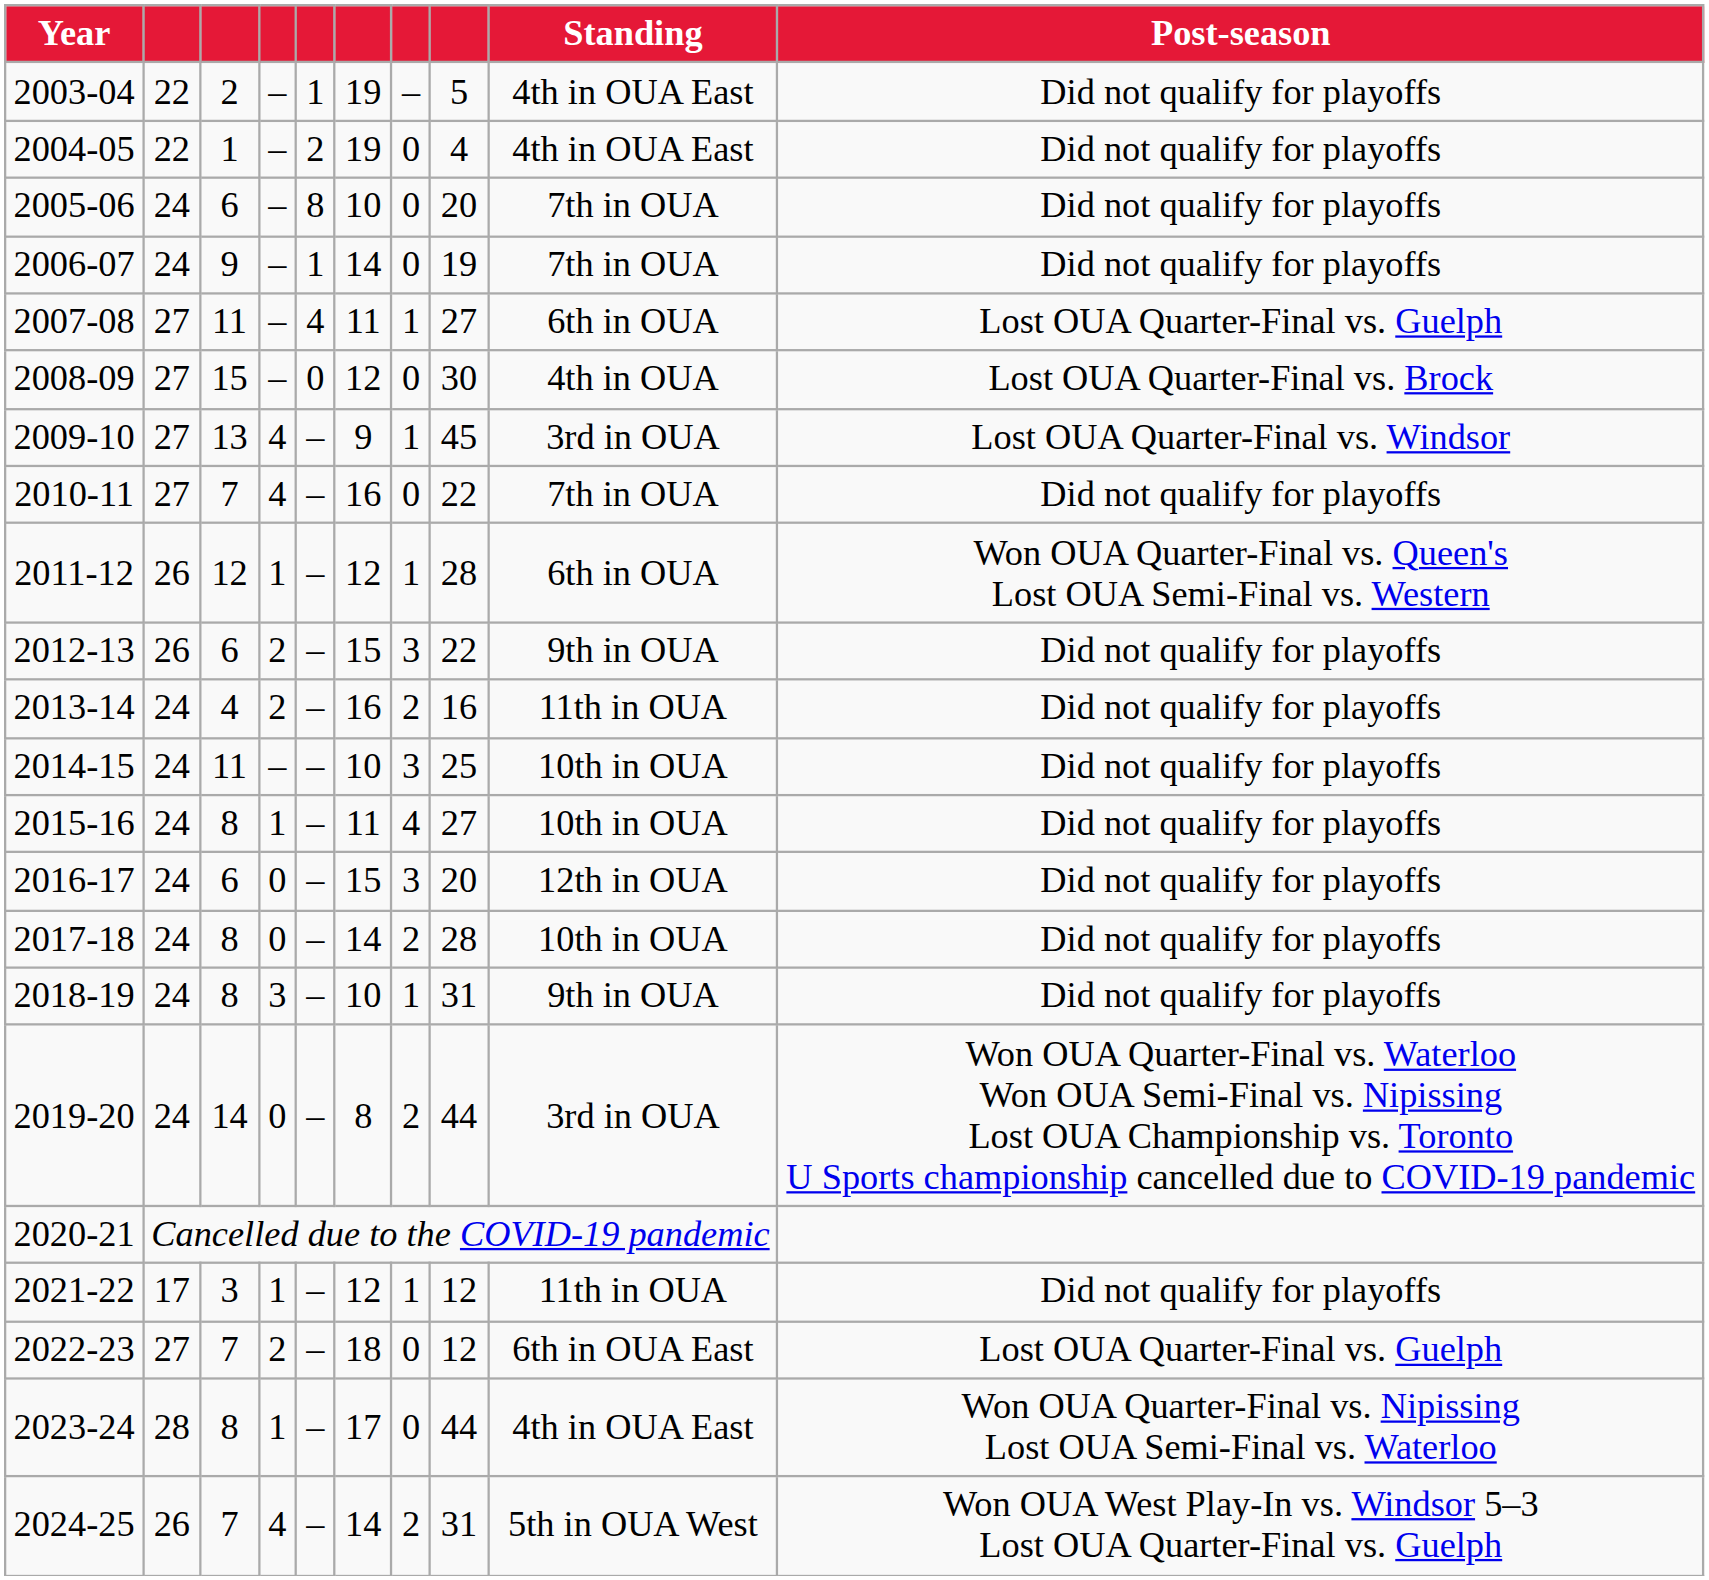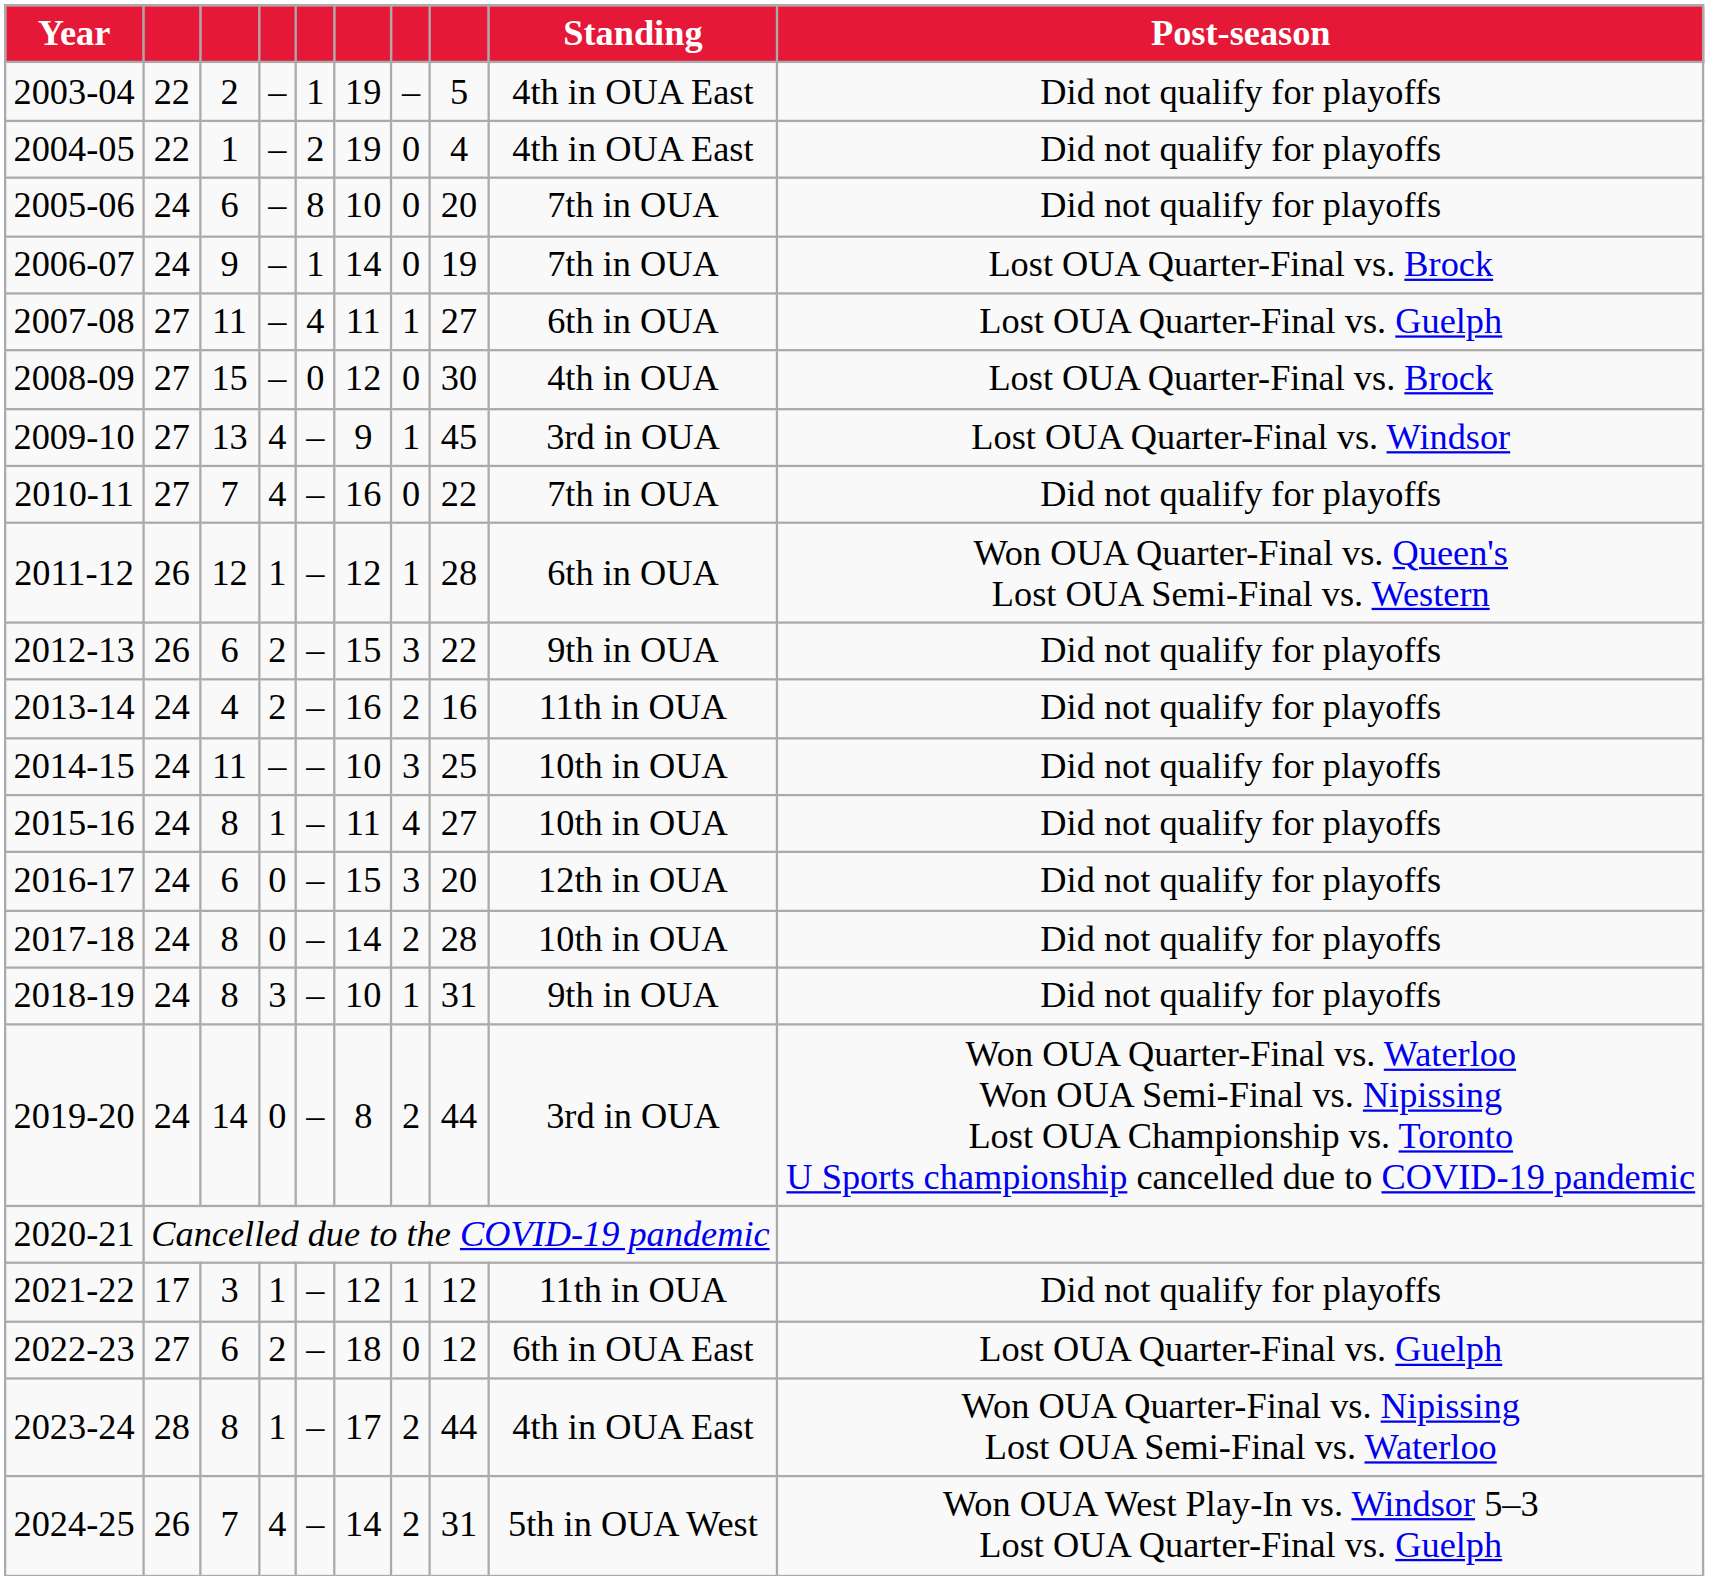(1241, 263) Did not qualify for playoffs -> (1241, 263) Lost OUA Quarter-Final vs. Brock
(230, 1348) 7 -> (230, 1348) 6
(411, 1426) 0 -> (411, 1426) 2
